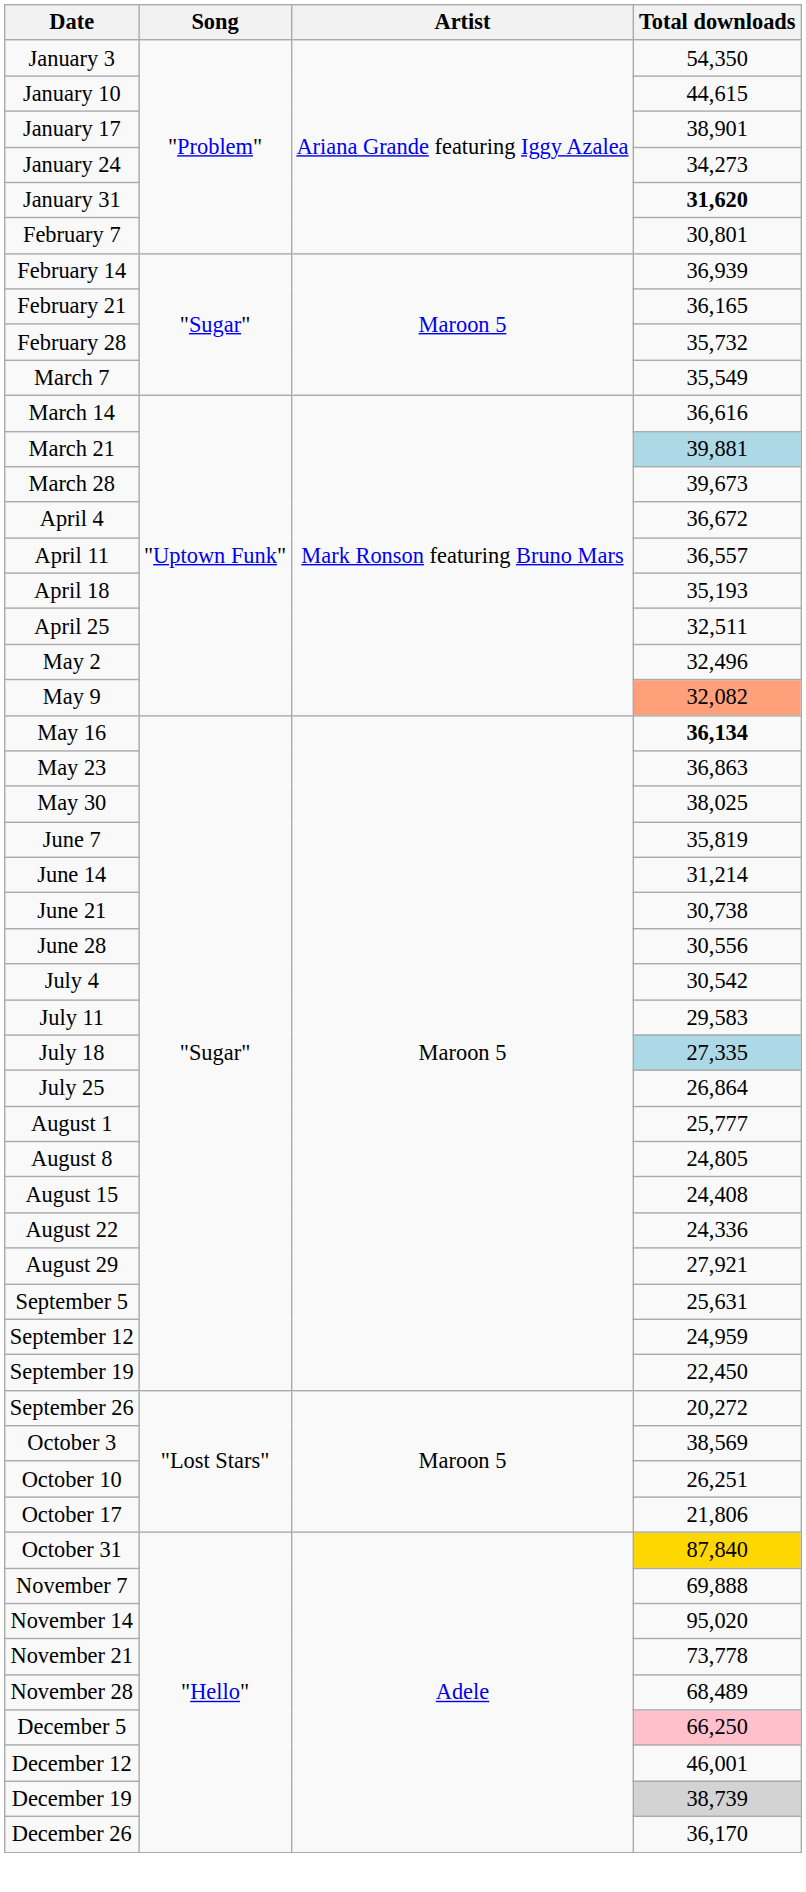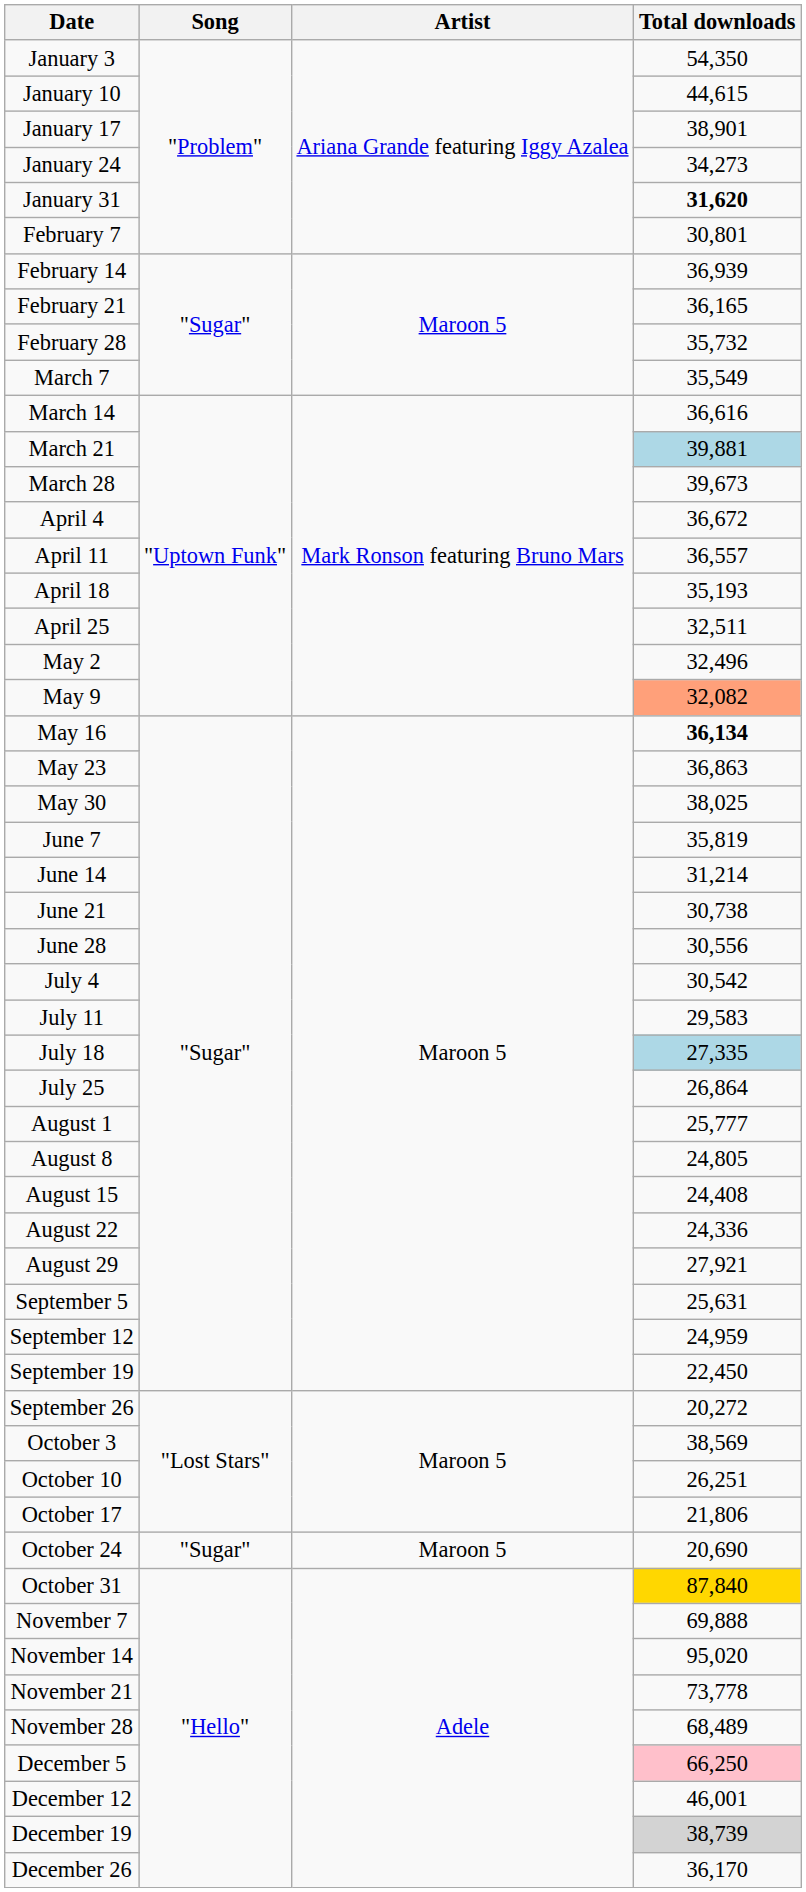+ row: (72, 1549)
